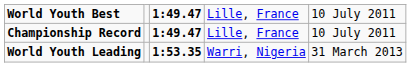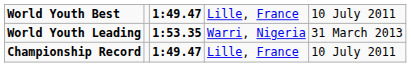rows swapped: (74, 33) <-> (74, 52)
